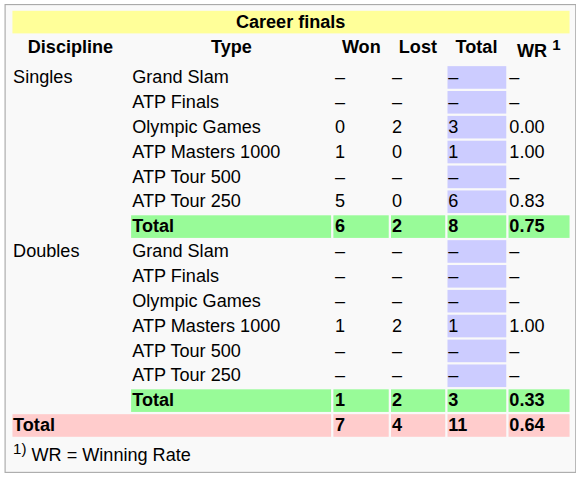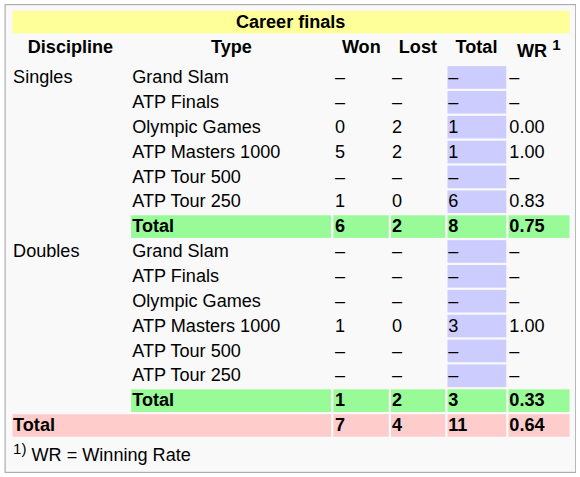(453, 126) 3 -> (453, 126) 1
(340, 151) 1 -> (340, 151) 5
(397, 151) 0 -> (397, 151) 2
(340, 201) 5 -> (340, 201) 1
(397, 325) 2 -> (397, 325) 0
(453, 325) 1 -> (453, 325) 3
